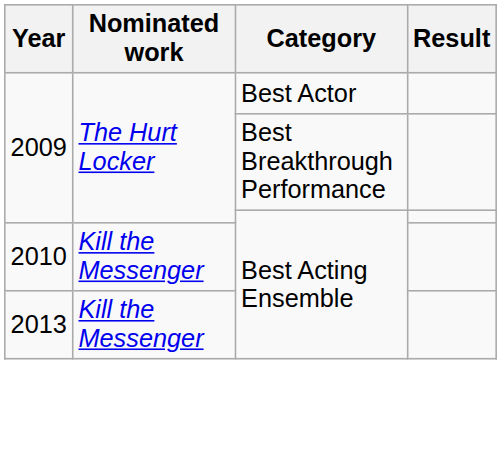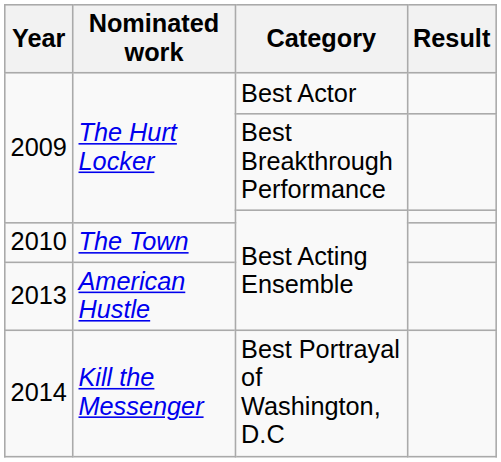(141, 256) Kill the Messenger -> (134, 241) The Town
(141, 324) Kill the Messenger -> (132, 296) American Hustle
+ row: (39, 393)
